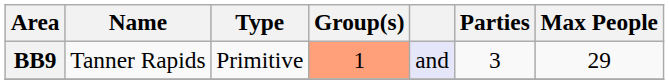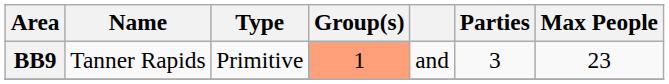(432, 60) lavender background -> (432, 60) no background
(599, 60) 29 -> (599, 60) 23
